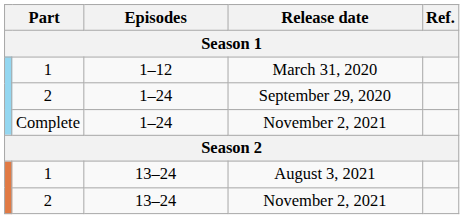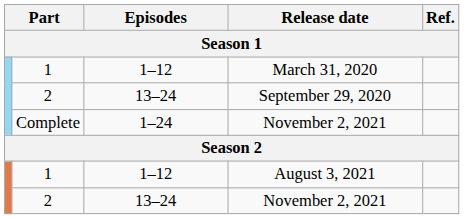(156, 95) 1–24 -> (156, 95) 13–24
(156, 174) 13–24 -> (156, 174) 1–12
